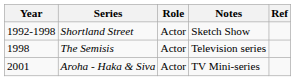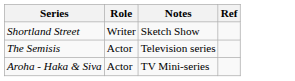- column: (31, 13)
(173, 31) Actor -> (121, 31) Writer
